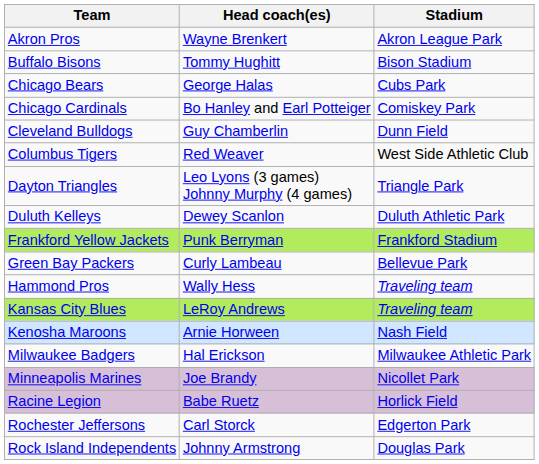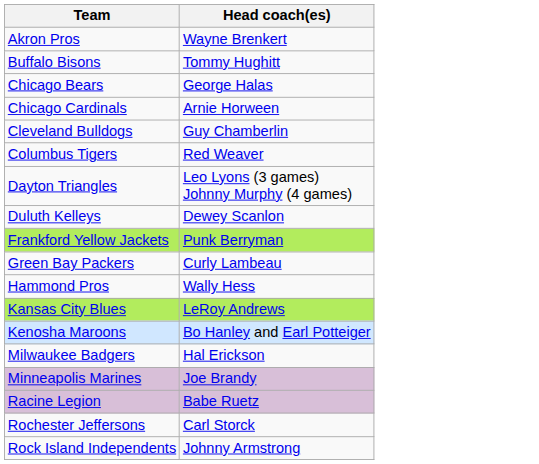- column: (454, 16)
(277, 108) Bo Hanley and Earl Potteiger -> (231, 108) Arnie Horween
(231, 332) Arnie Horween -> (277, 332) Bo Hanley and Earl Potteiger
